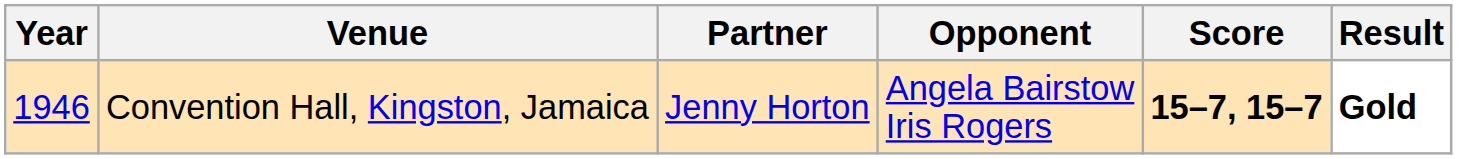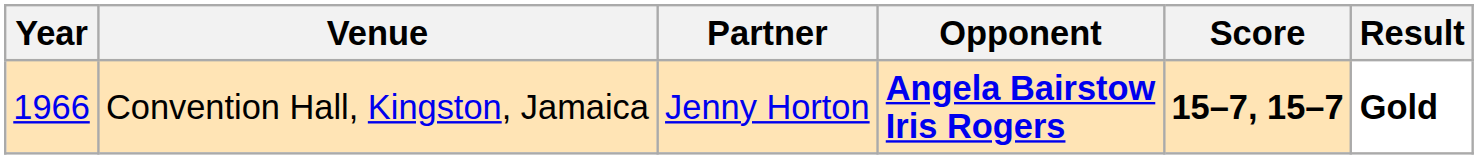(52, 106) 1946 -> (52, 106) 1966
(1010, 106) normal -> (1021, 106) bold
